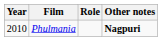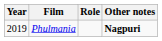(17, 28) 2010 -> (17, 28) 2019
